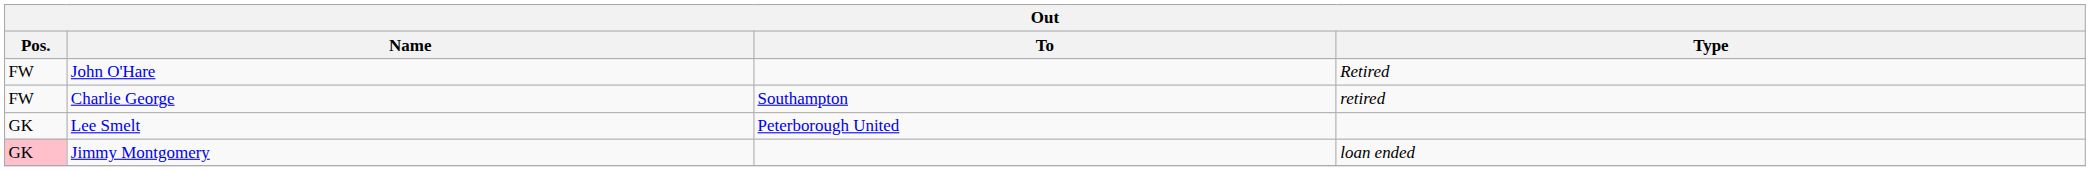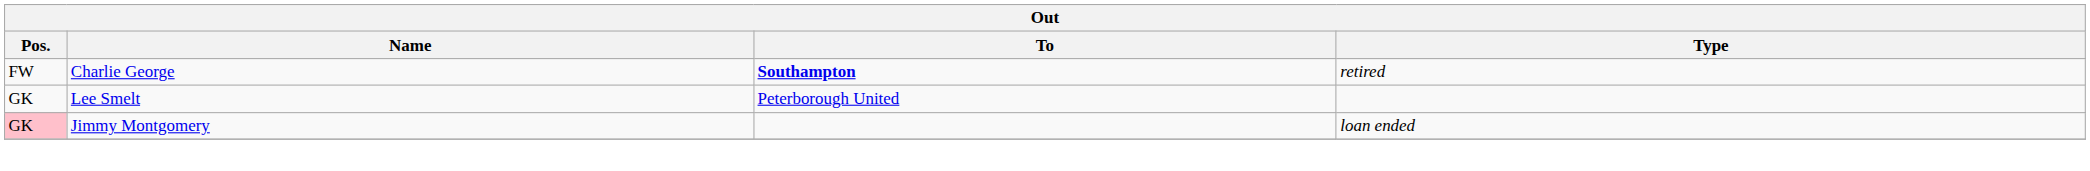- row: (113, 71)
(803, 98) normal -> (807, 71) bold
